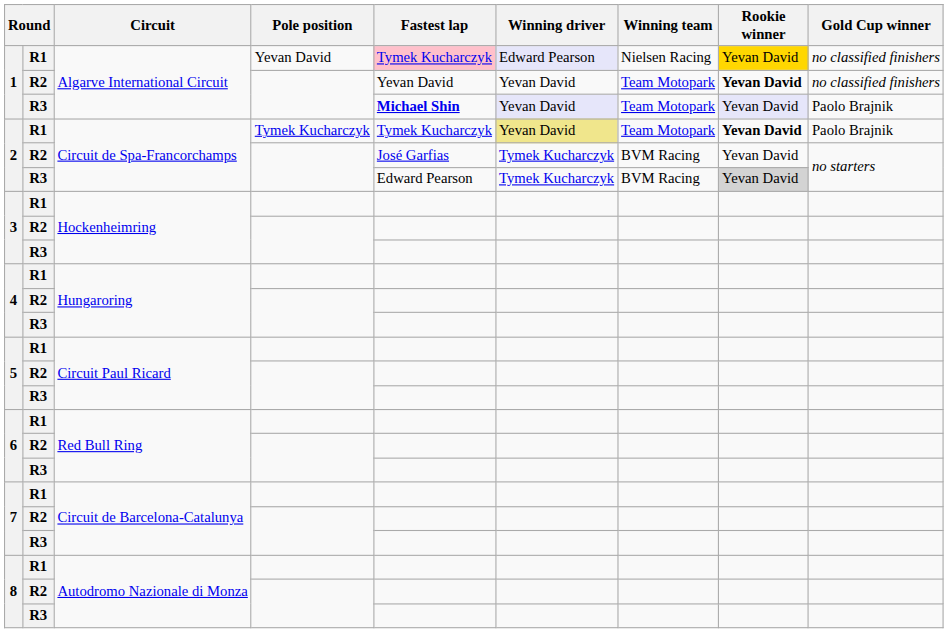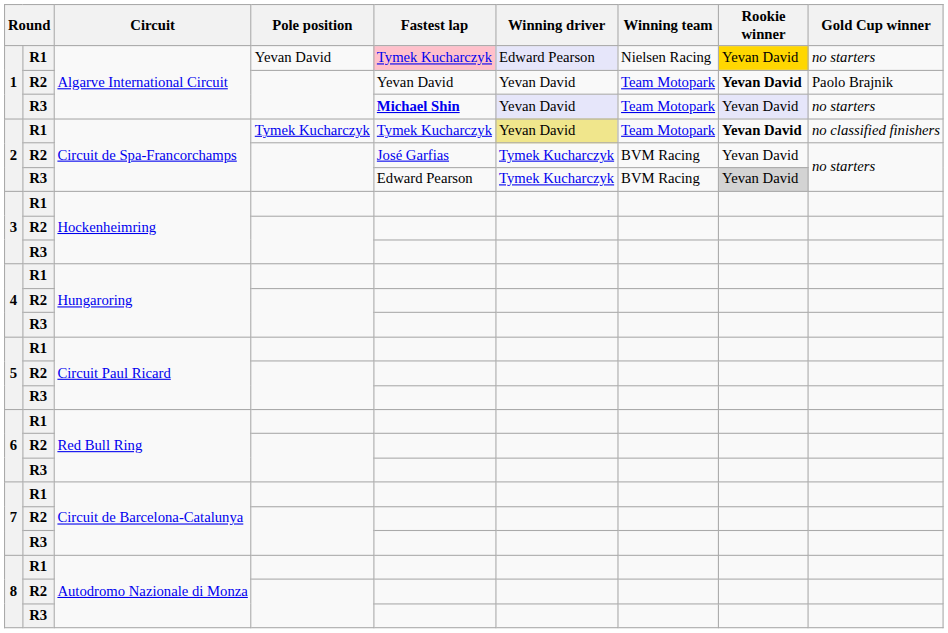(876, 57) no classified finishers -> (844, 57) no starters
(876, 81) no classified finishers -> (853, 81) Paolo Brajnik
(853, 106) Paolo Brajnik -> (844, 106) no starters
(853, 130) Paolo Brajnik -> (876, 130) no classified finishers
